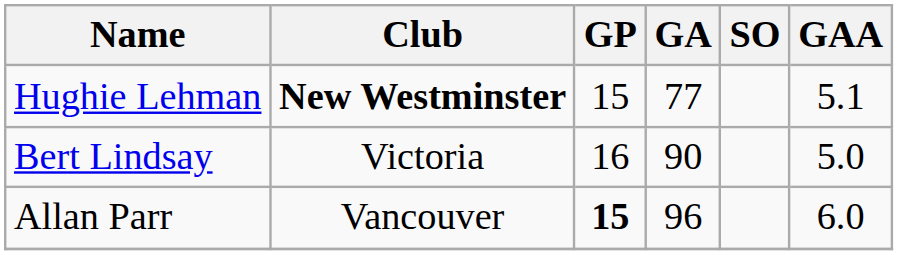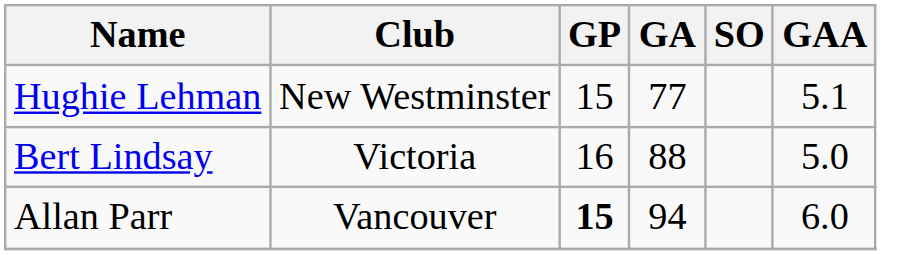(423, 95) bold -> (415, 95) normal
(683, 156) 90 -> (667, 156) 88
(683, 216) 96 -> (667, 216) 94
